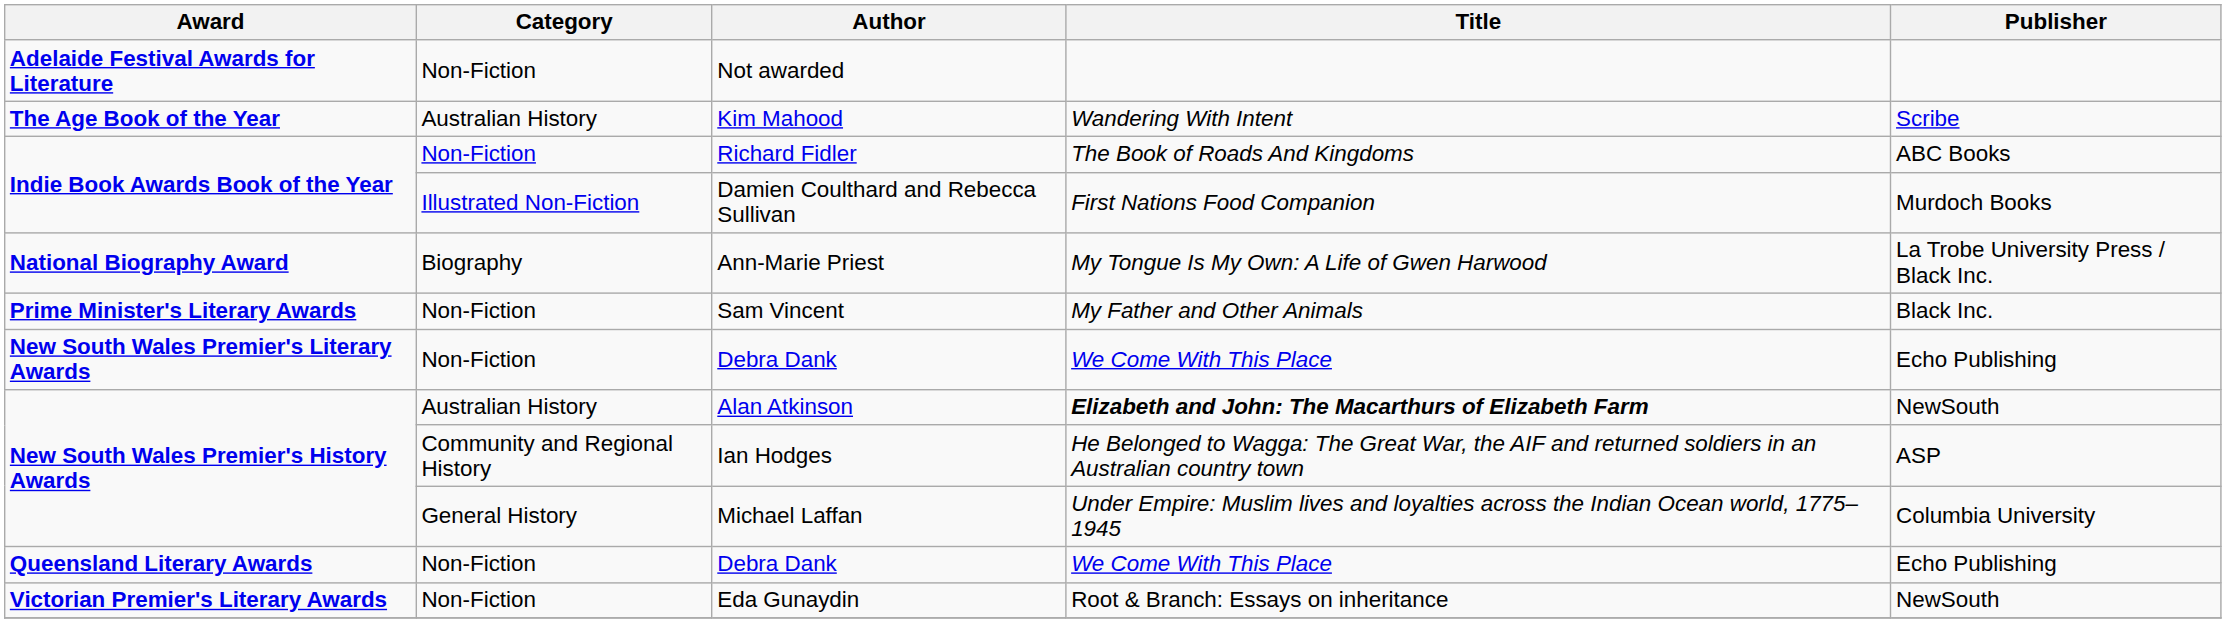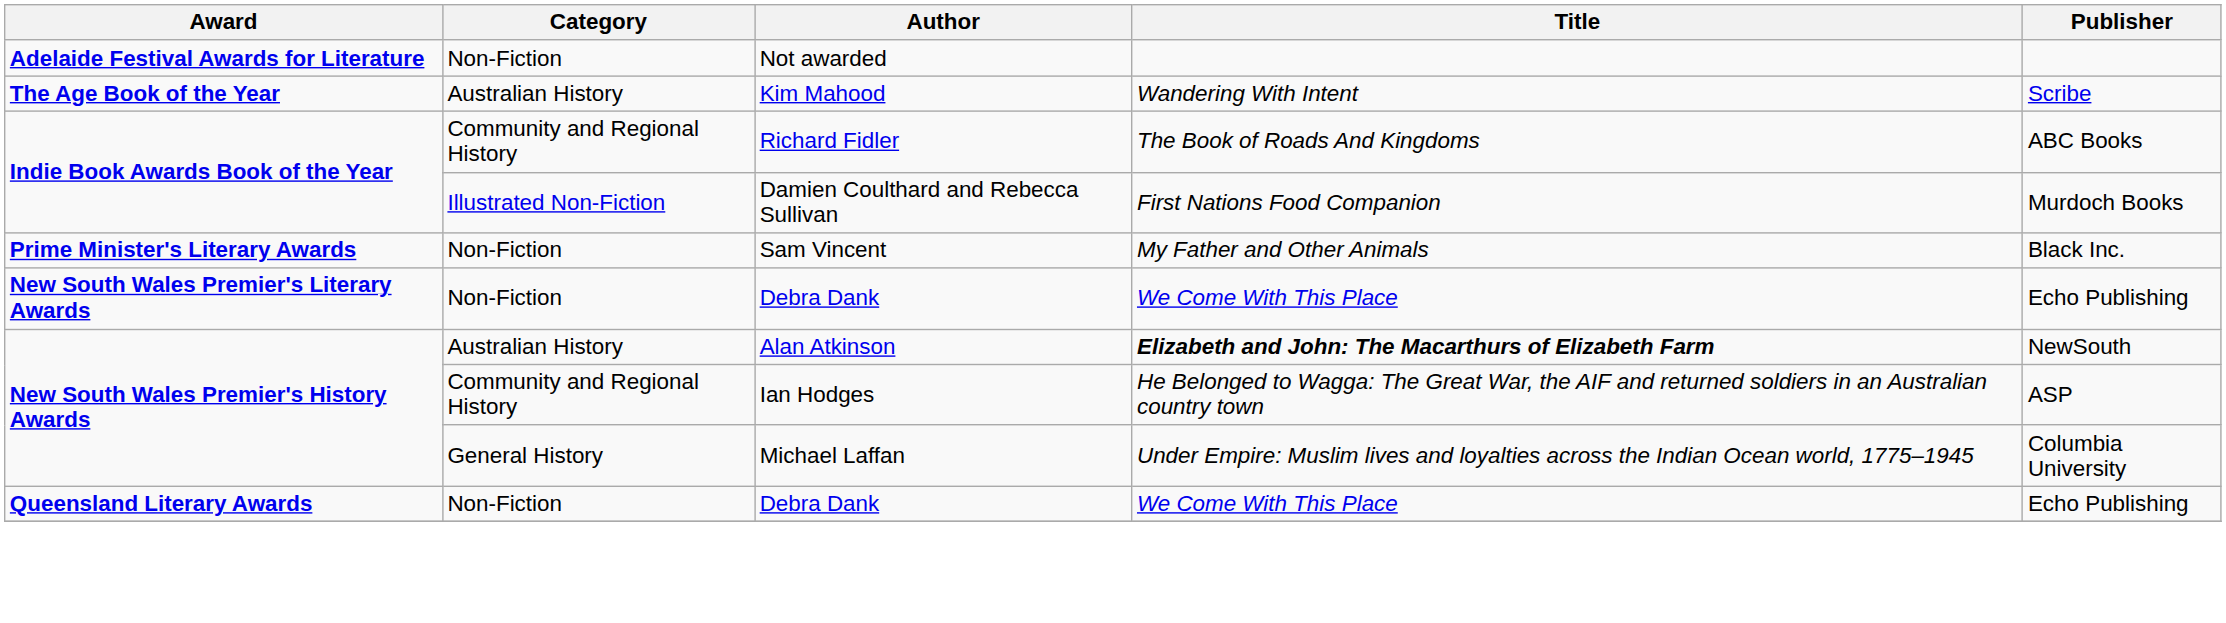(479, 154) Non-Fiction -> (573, 141) Community and Regional History
- row: (149, 262)
- row: (198, 599)
